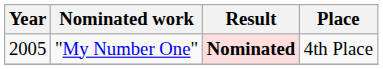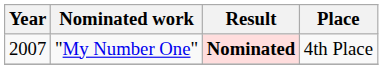(28, 49) 2005 -> (28, 49) 2007
